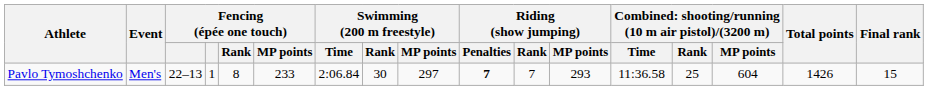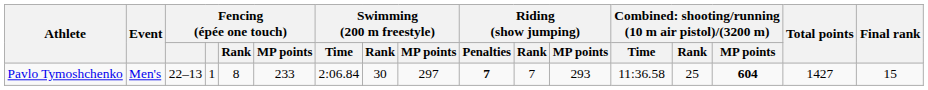(748, 74) normal -> (748, 74) bold
(820, 74) 1426 -> (820, 74) 1427
